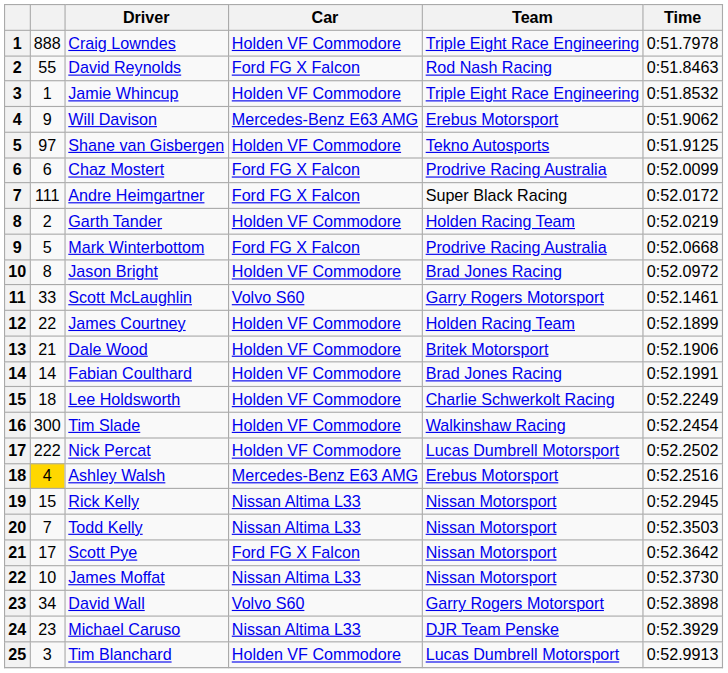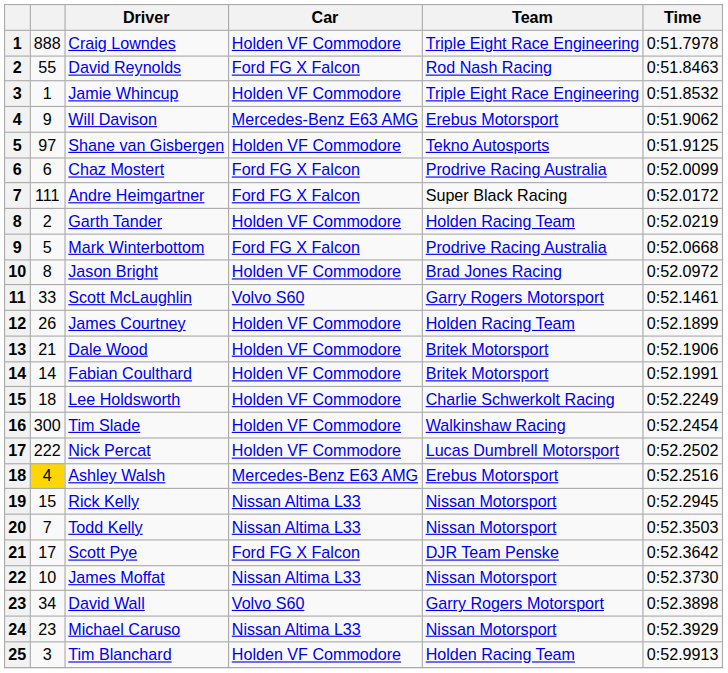(47, 323) 22 -> (47, 323) 26
(494, 374) Brad Jones Racing -> (487, 374) Britek Motorsport
(491, 553) Nissan Motorsport -> (492, 553) DJR Team Penske
(492, 629) DJR Team Penske -> (491, 629) Nissan Motorsport
(522, 655) Lucas Dumbrell Motorsport -> (500, 655) Holden Racing Team
